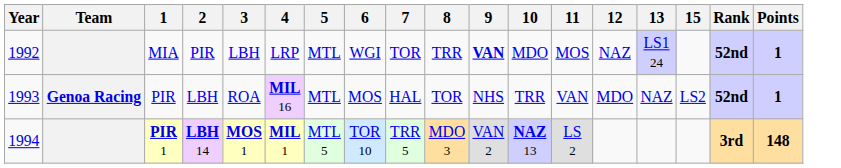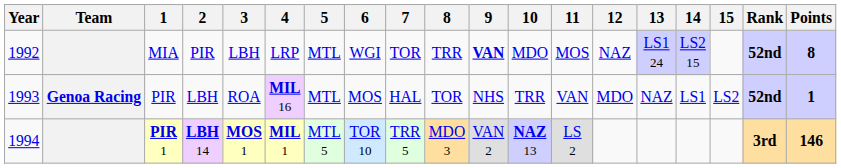+ column: (693, 17)
(778, 52) 1 -> (811, 52) 8
(778, 141) 148 -> (811, 141) 146
